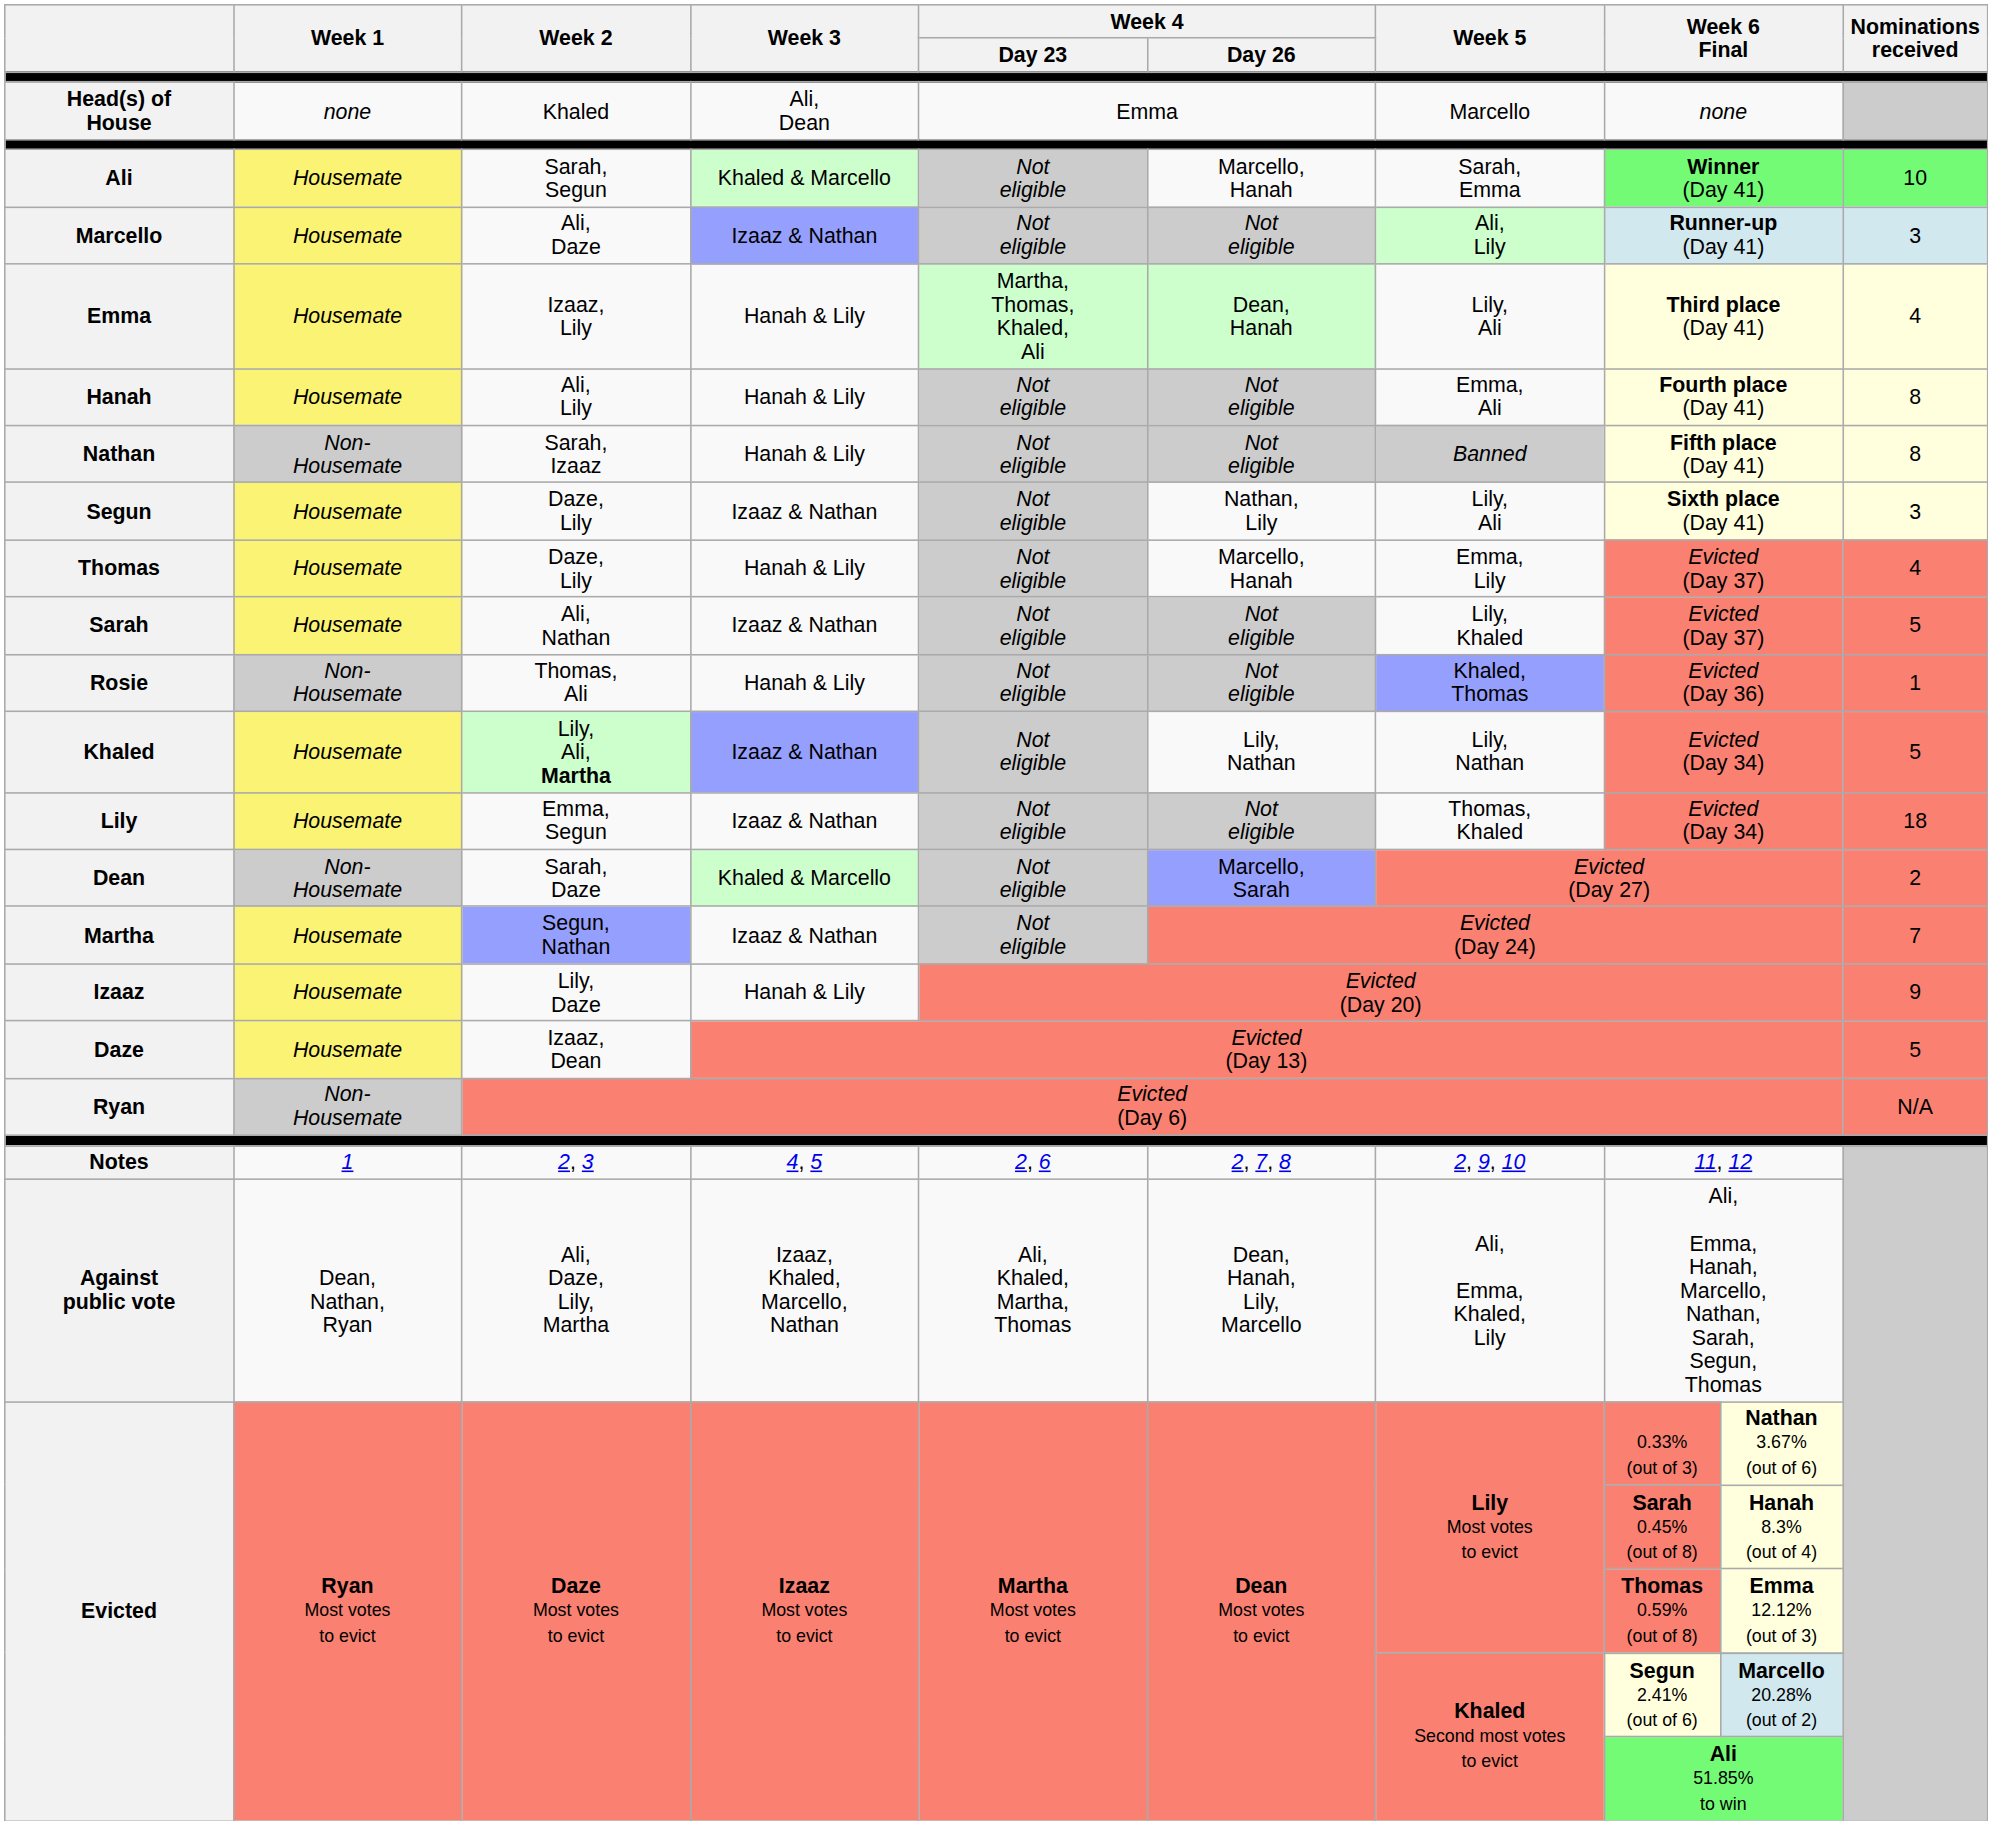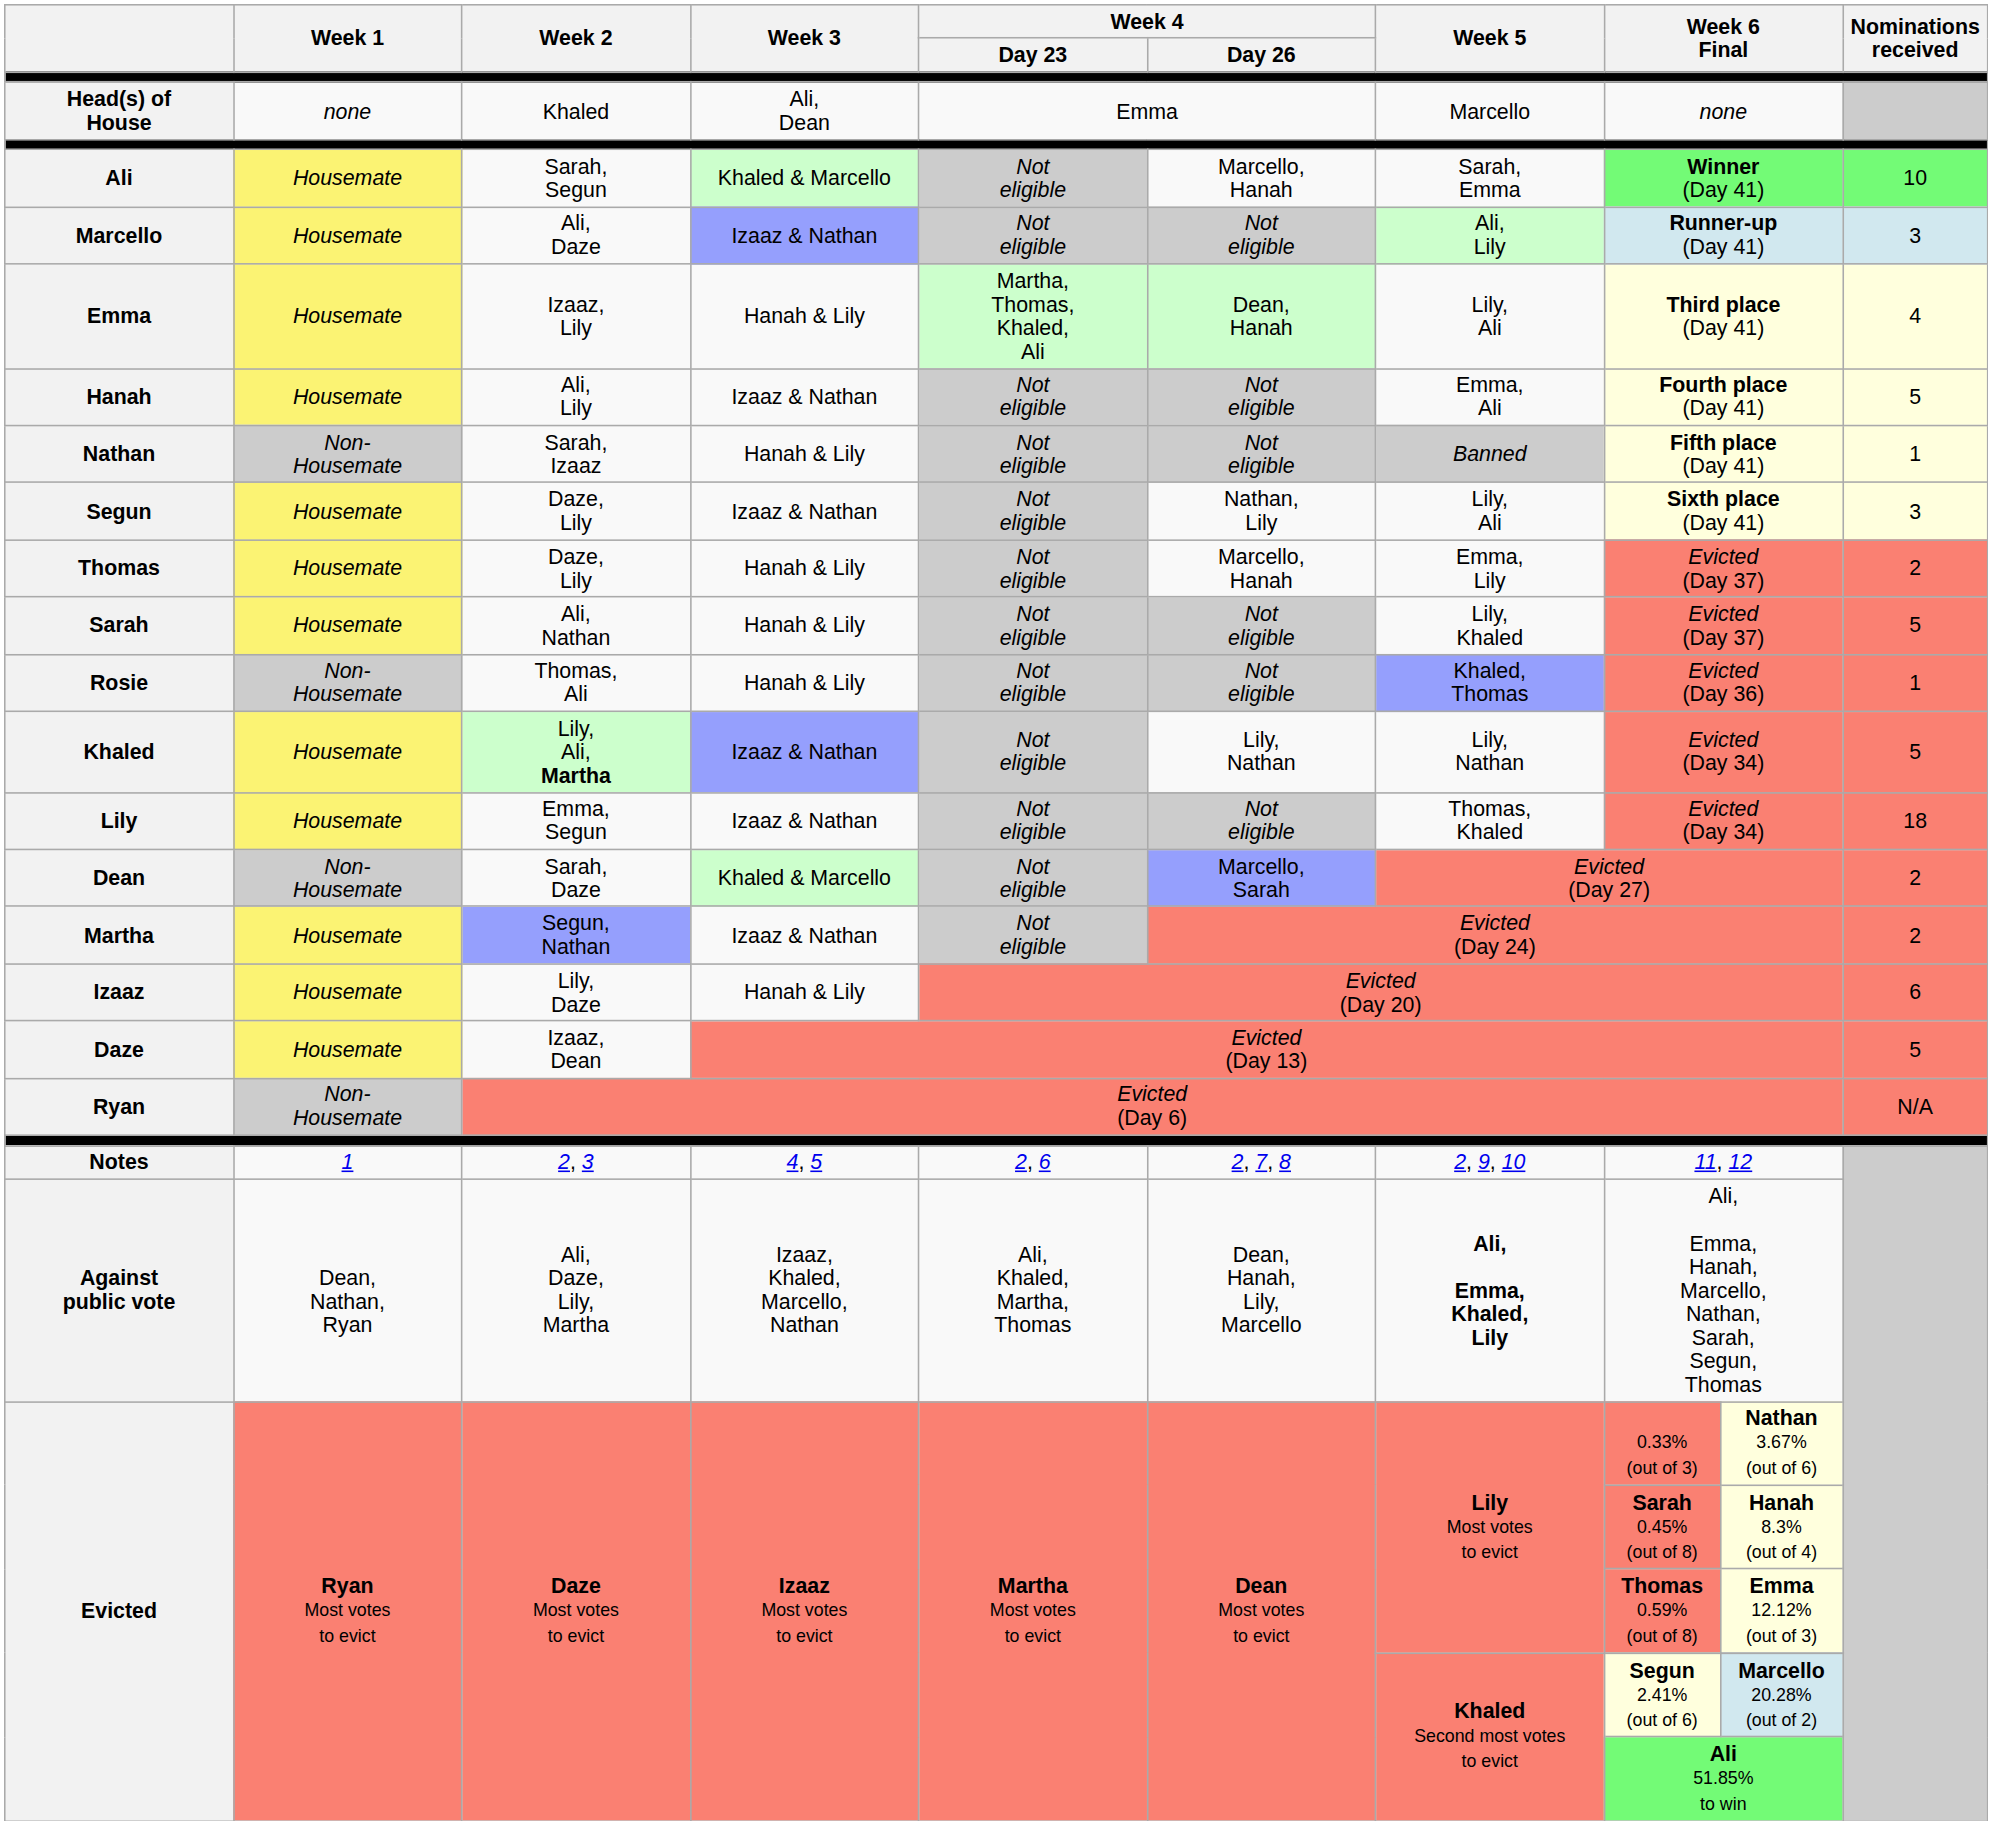(804, 396) Hanah & Lily -> (804, 396) Izaaz & Nathan
(1915, 396) 8 -> (1915, 396) 5
(1915, 454) 8 -> (1915, 454) 1
(1915, 568) 4 -> (1915, 568) 2
(804, 625) Izaaz & Nathan -> (804, 625) Hanah & Lily
(1915, 935) 7 -> (1915, 935) 2
(1915, 992) 9 -> (1915, 992) 6
(1490, 1290) normal -> (1490, 1290) bold
